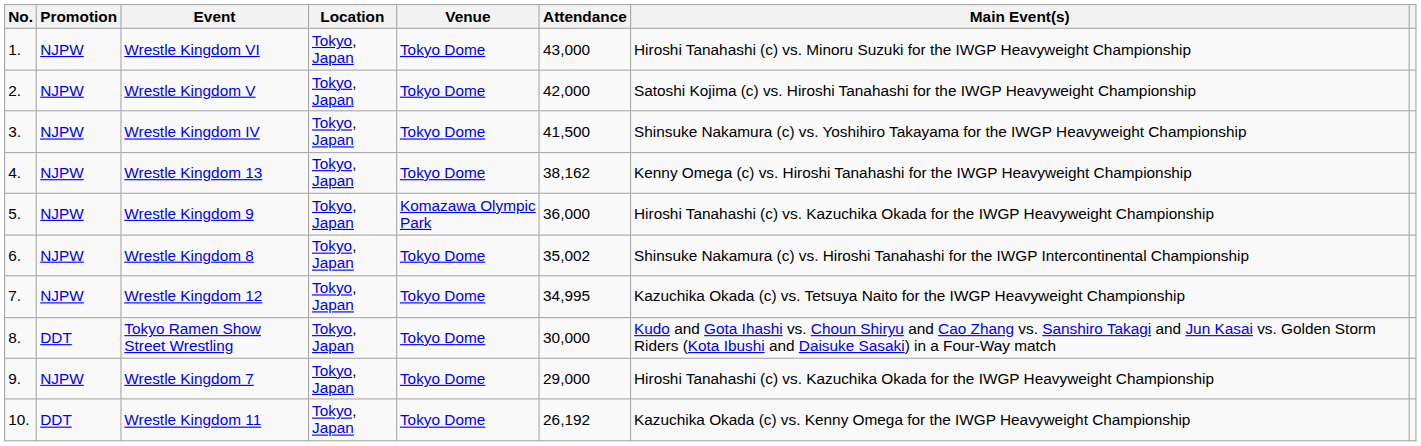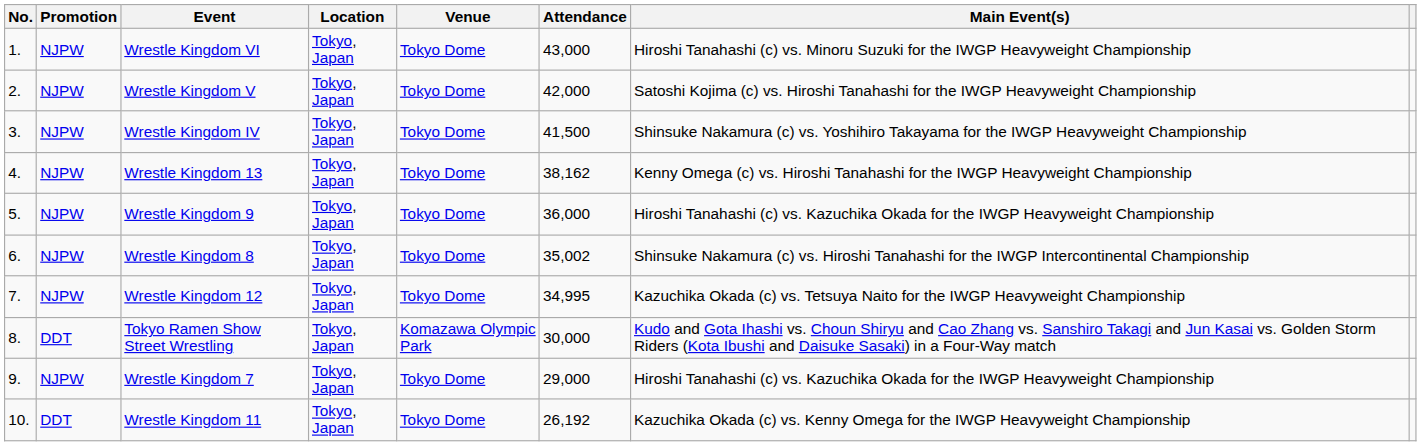(468, 214) Komazawa Olympic Park -> (443, 214) Tokyo Dome
(443, 337) Tokyo Dome -> (468, 337) Komazawa Olympic Park
